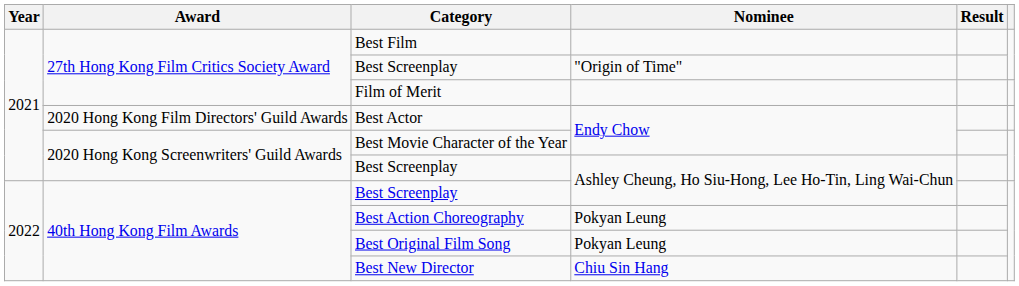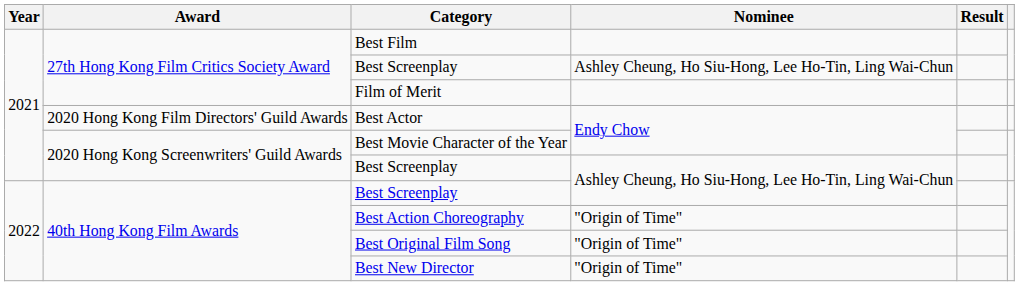(628, 67) "Origin of Time" -> (764, 67) Ashley Cheung, Ho Siu-Hong, Lee Ho-Tin, Ling Wai-Chun
(620, 218) Pokyan Leung -> (628, 218) "Origin of Time"
(620, 243) Pokyan Leung -> (628, 243) "Origin of Time"
(621, 268) Chiu Sin Hang -> (628, 268) "Origin of Time"
